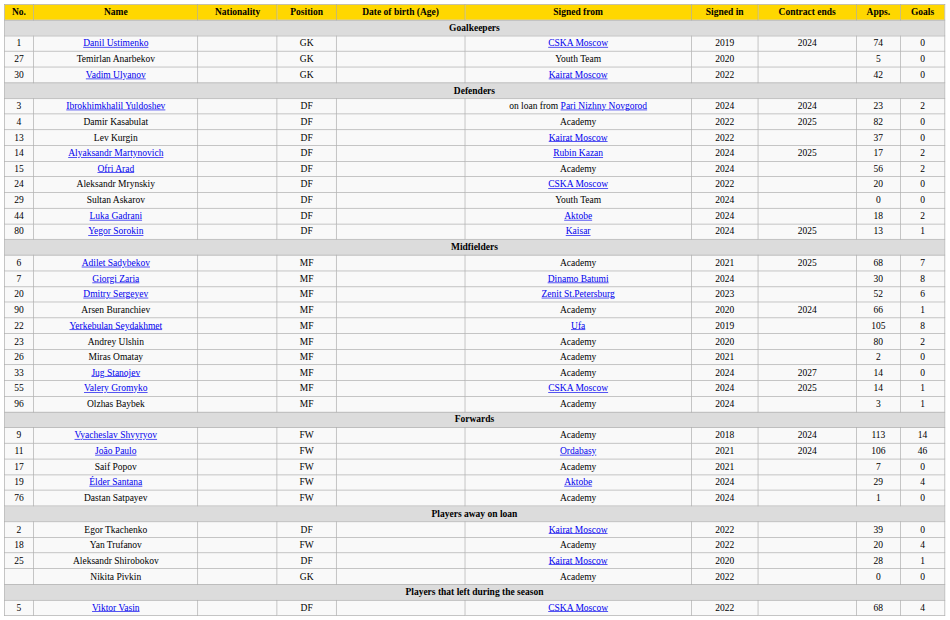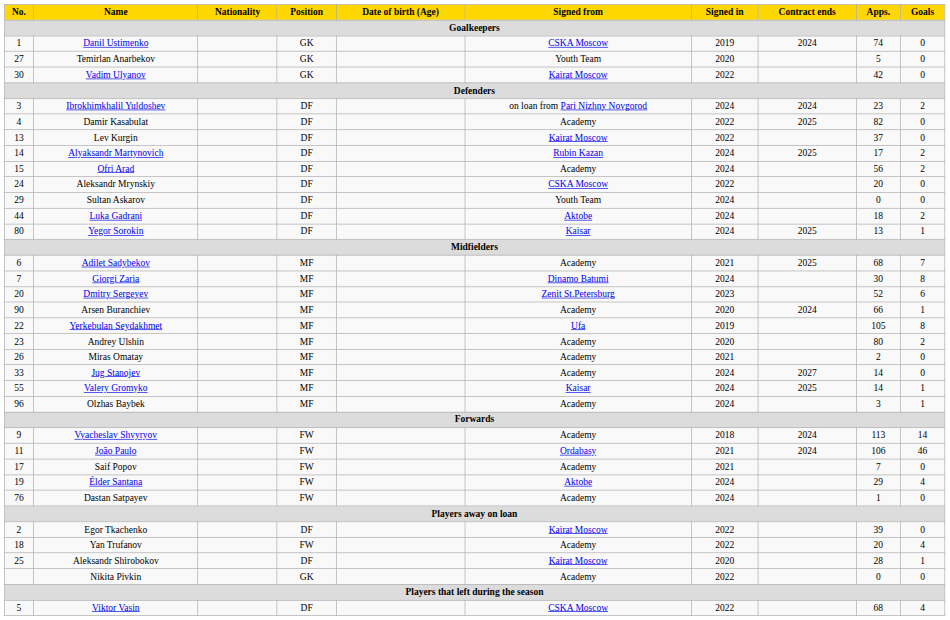(578, 388) CSKA Moscow -> (578, 388) Kaisar
